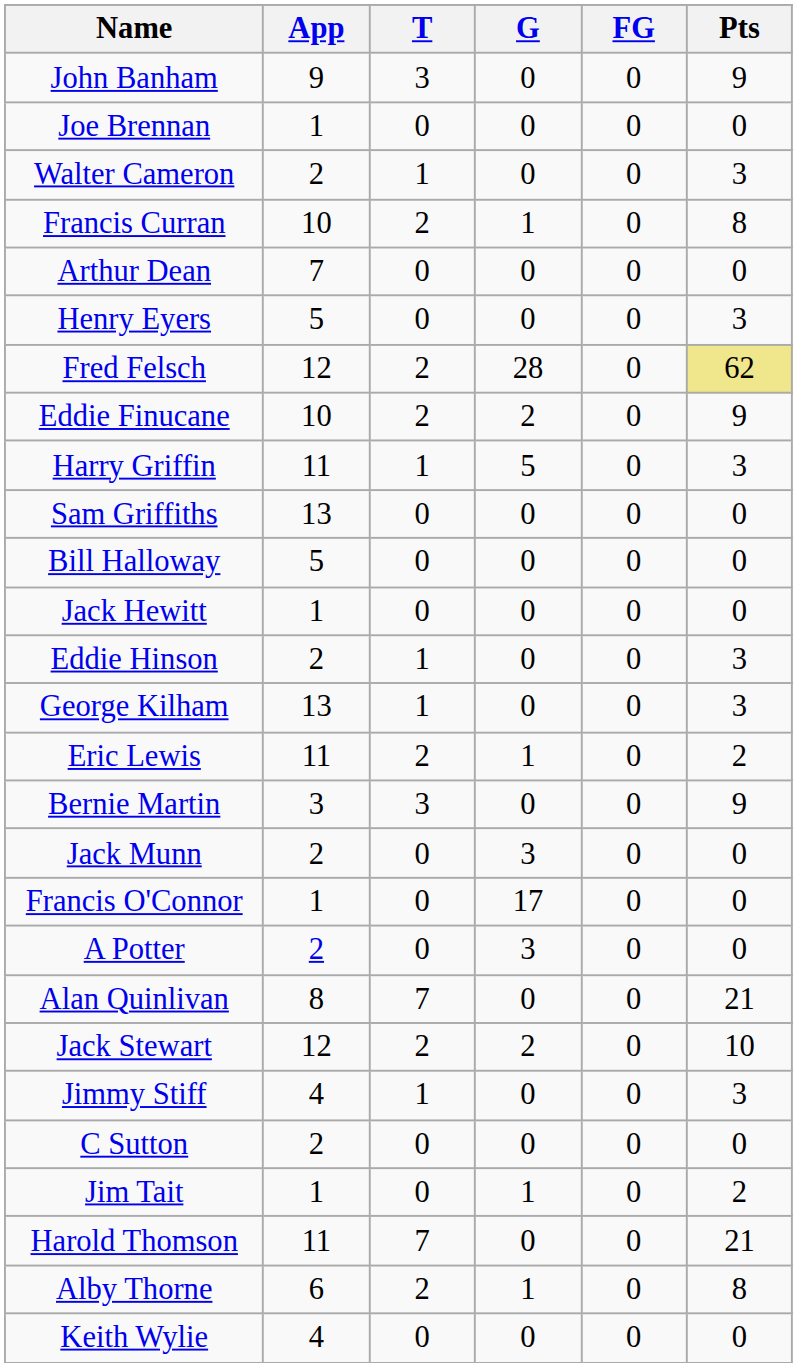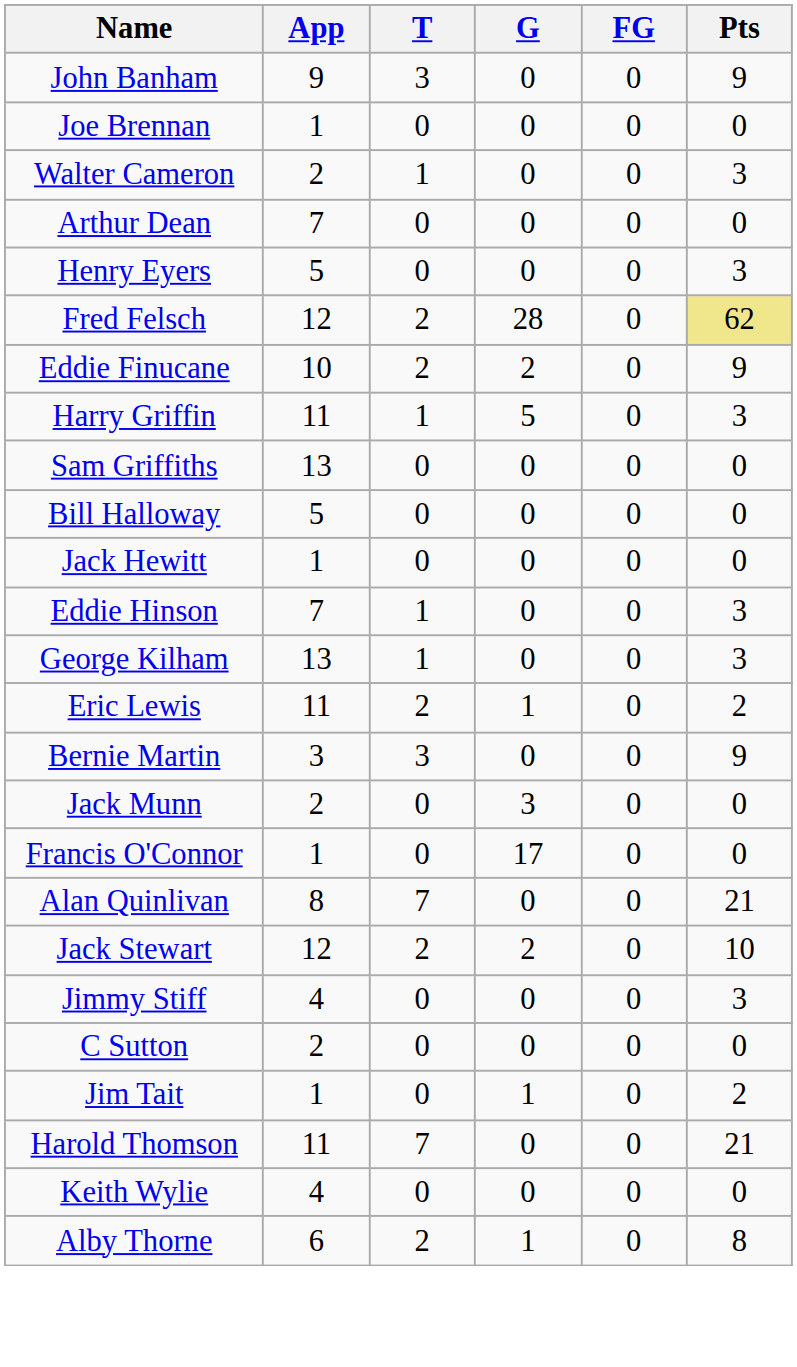- row: (134, 222)
(316, 658) 2 -> (316, 610) 7
- row: (134, 949)
(422, 1094) 1 -> (422, 998) 0
rows swapped: (134, 1288) <-> (134, 1337)
